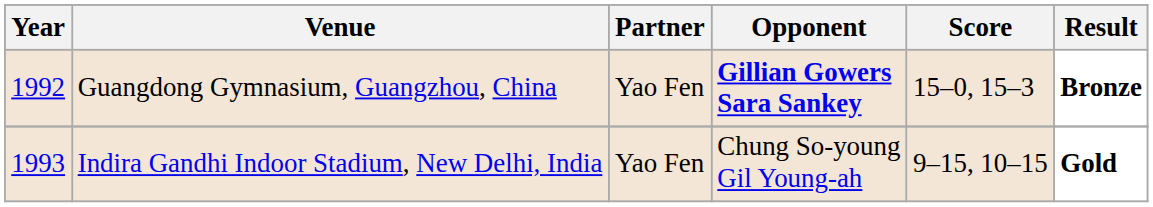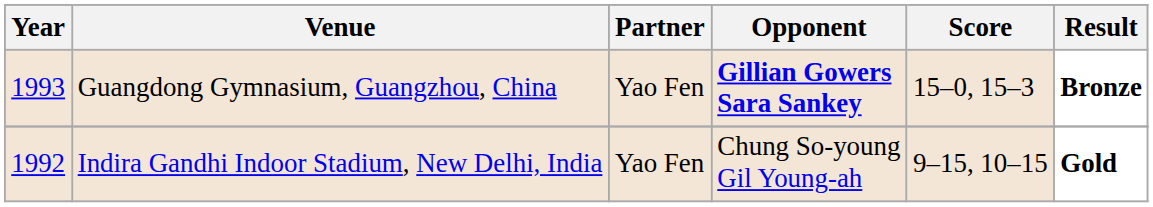(38, 87) 1992 -> (38, 87) 1993
(38, 163) 1993 -> (38, 163) 1992
